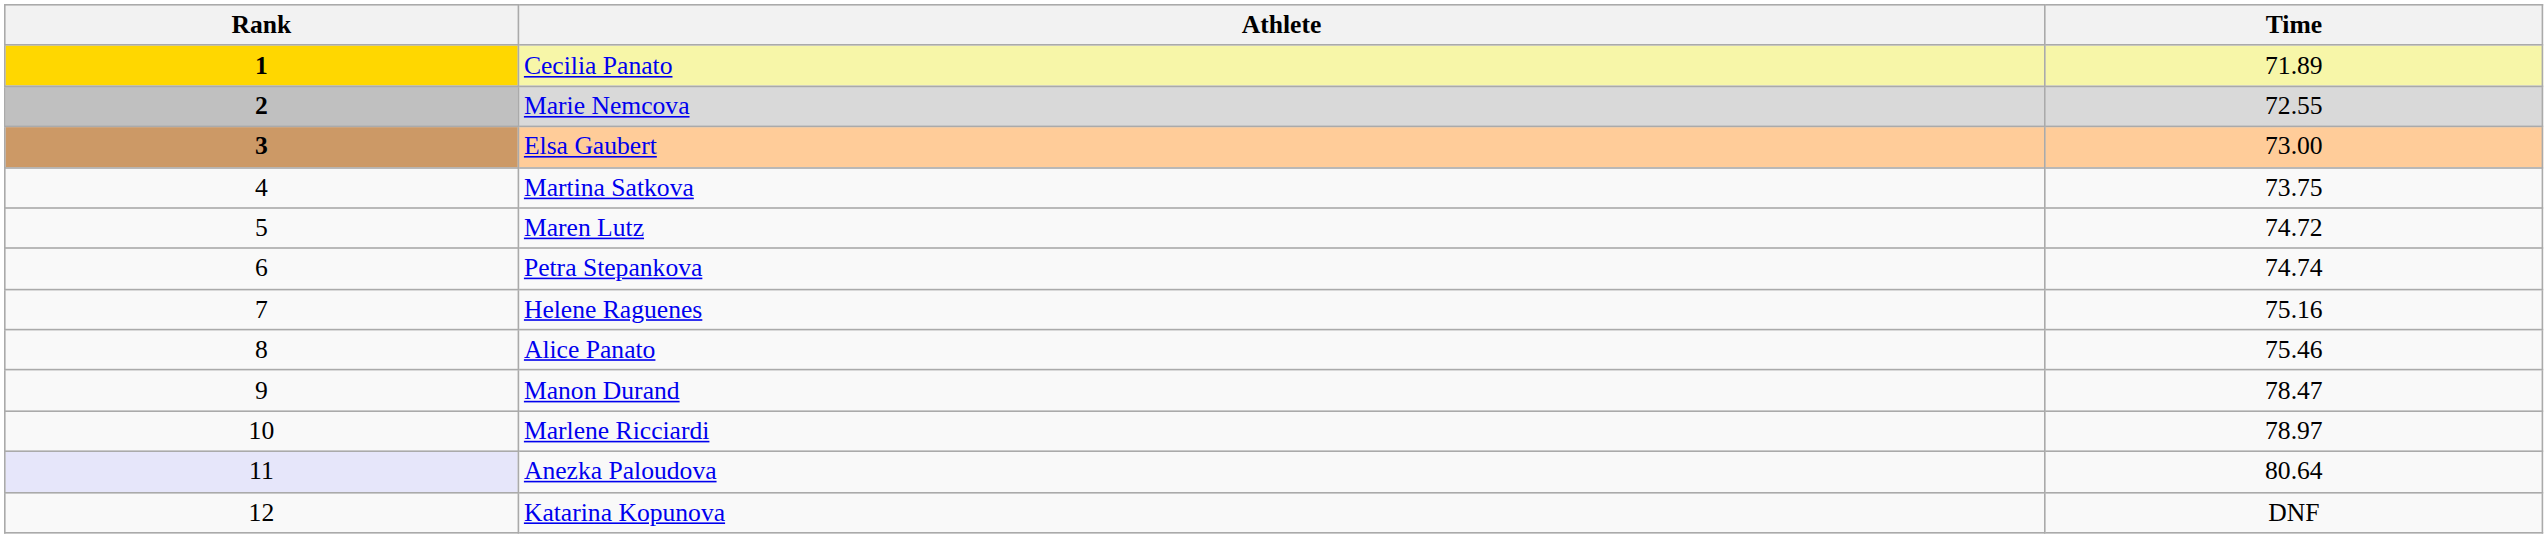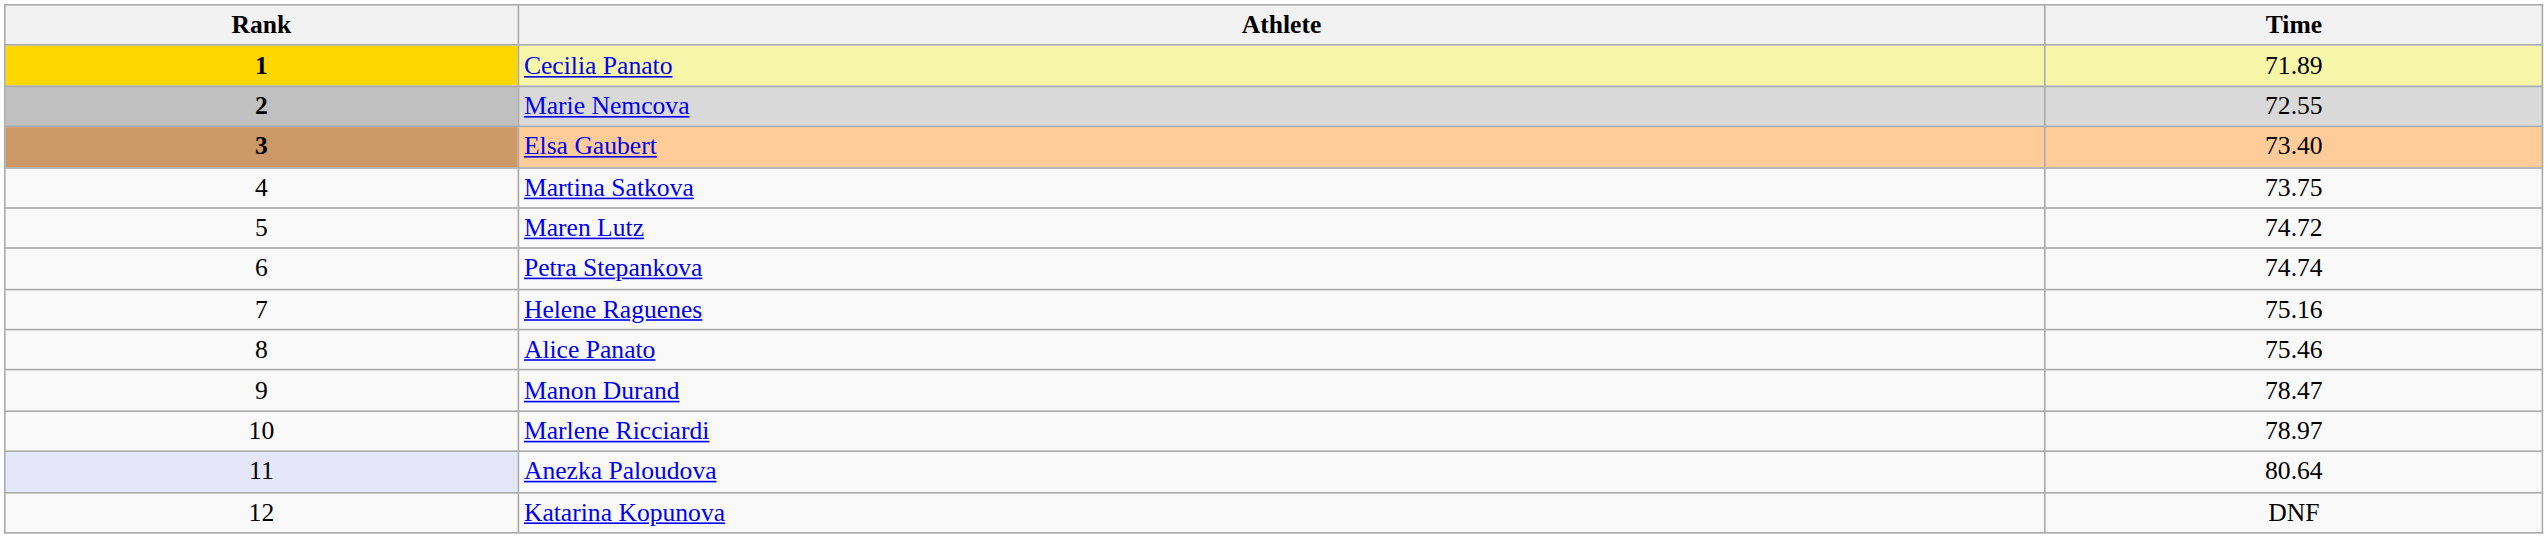(2294, 146) 73.00 -> (2294, 146) 73.40
